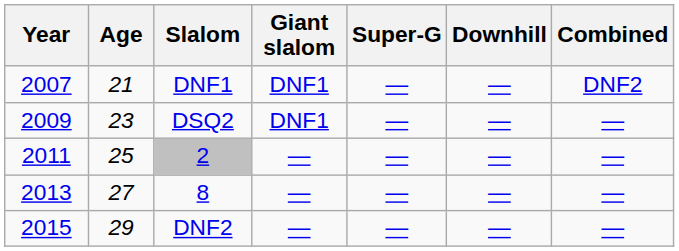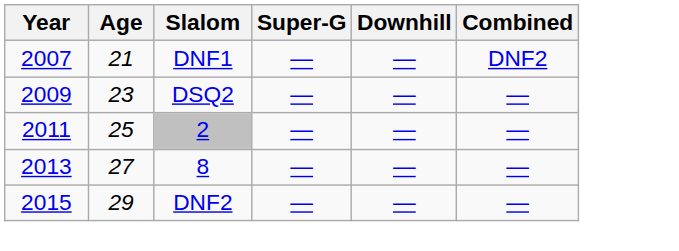- column: (299, 35)
